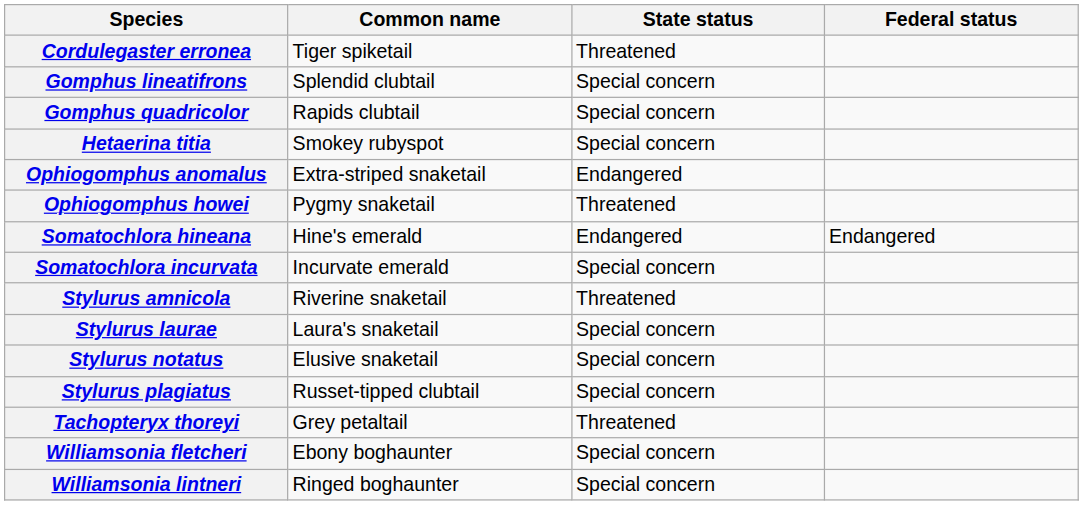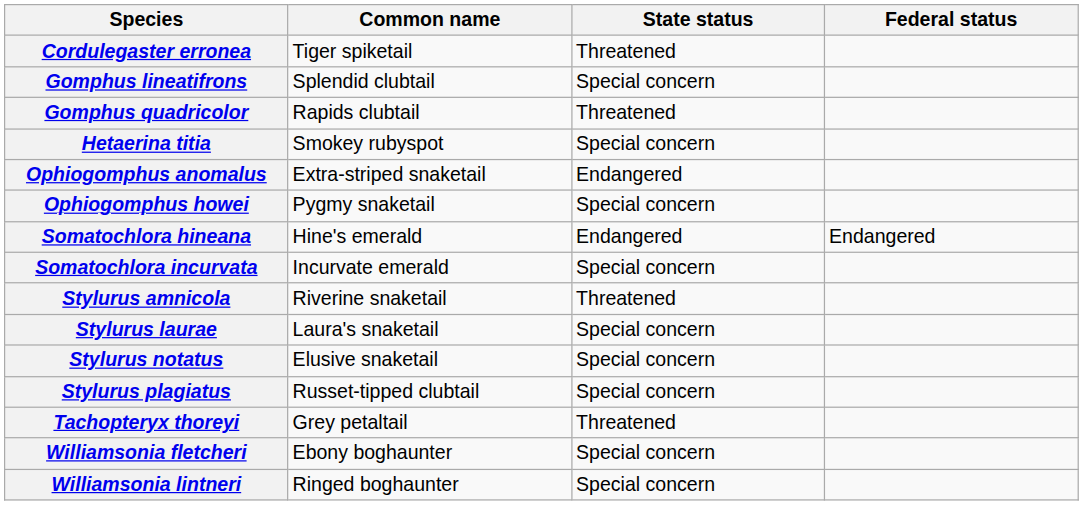(646, 112) Special concern -> (626, 112) Threatened
(626, 205) Threatened -> (646, 205) Special concern
